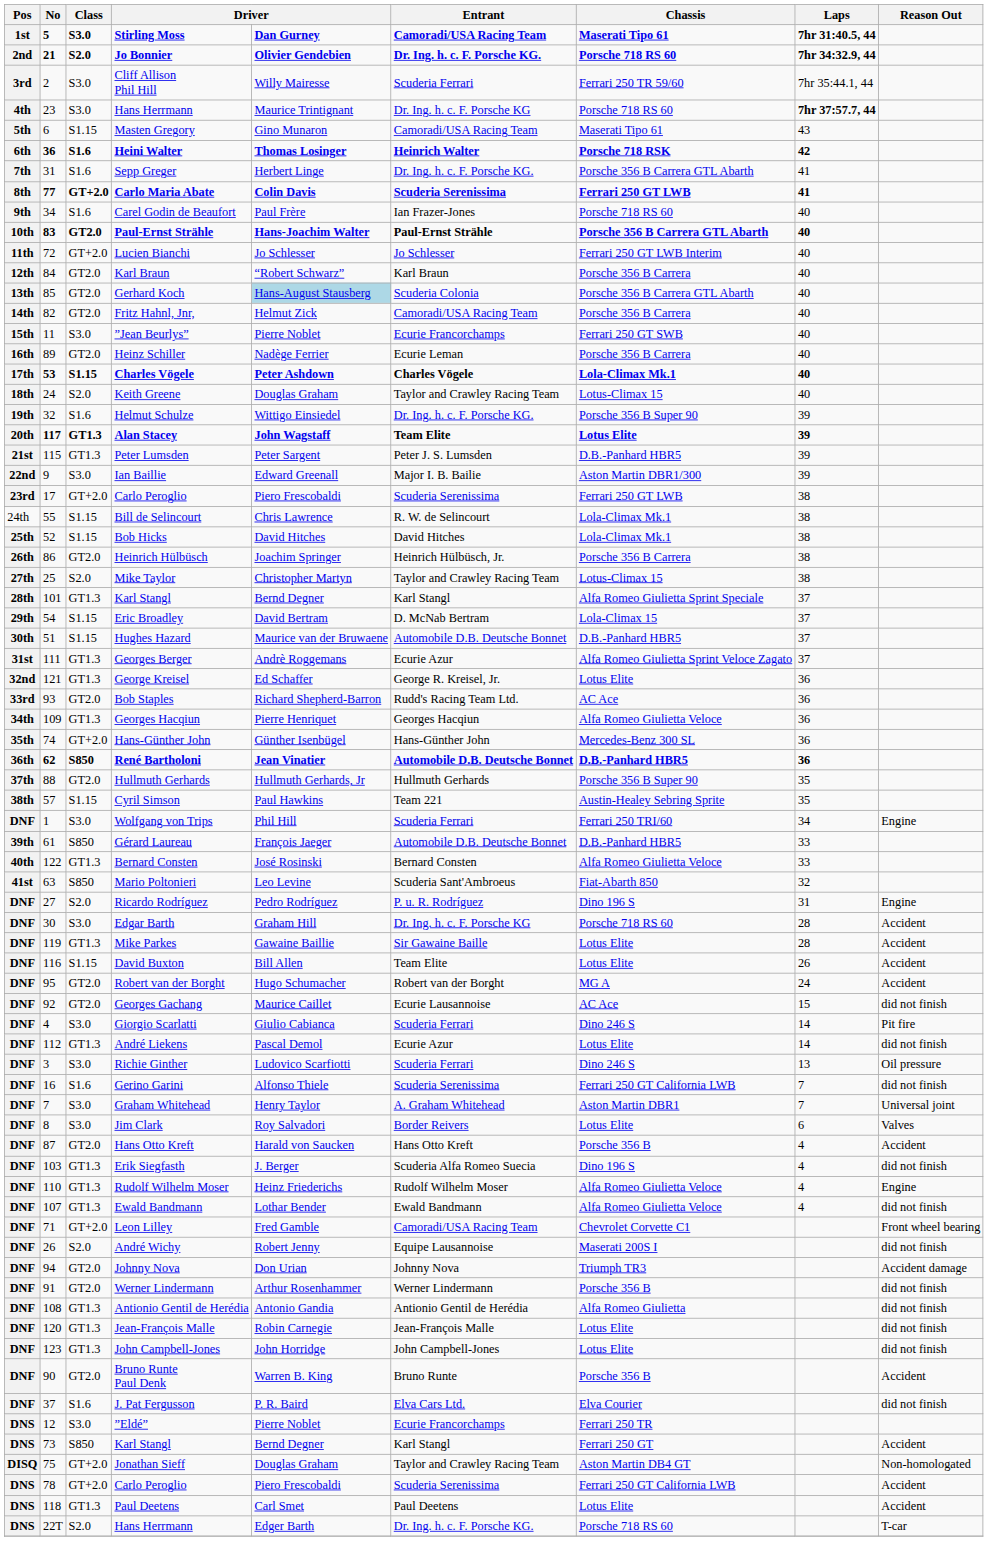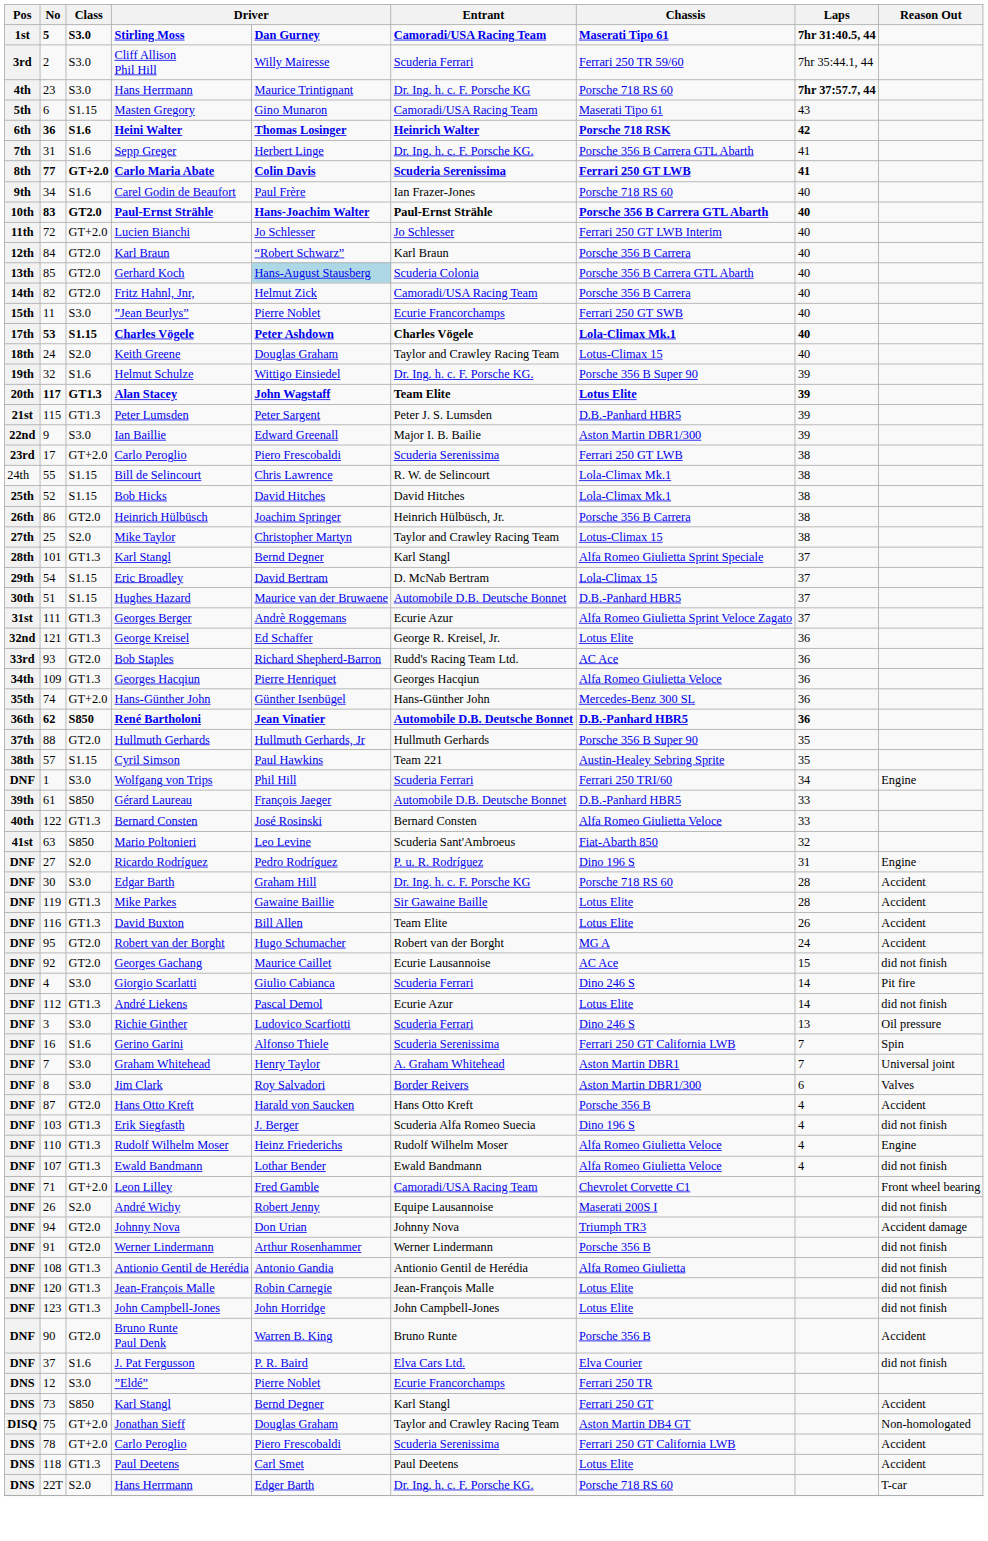- row: (49, 55)
- row: (49, 354)
(83, 963) S1.15 -> (85, 922) GT1.3
(914, 1085) did not finish -> (893, 1044) Spin
(606, 1125) Lotus Elite -> (640, 1085) Aston Martin DBR1/300
